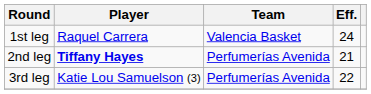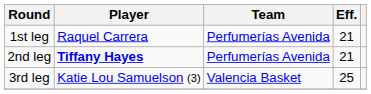(254, 36) Valencia Basket -> (268, 36) Perfumerías Avenida
(347, 36) 24 -> (347, 36) 21
(268, 78) Perfumerías Avenida -> (254, 78) Valencia Basket
(347, 78) 22 -> (347, 78) 25
